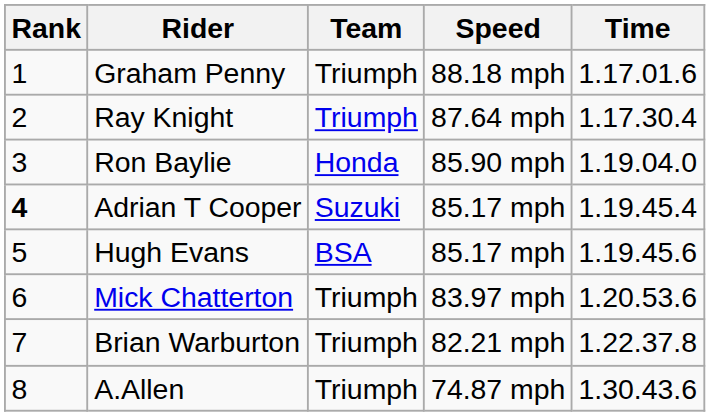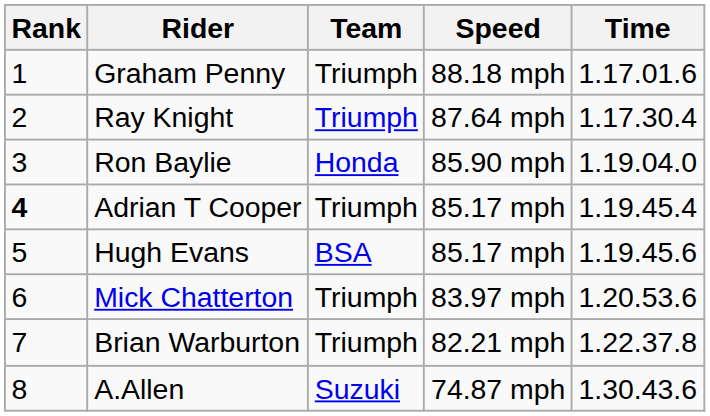(357, 208) Suzuki -> (366, 208) Triumph
(366, 388) Triumph -> (357, 388) Suzuki
